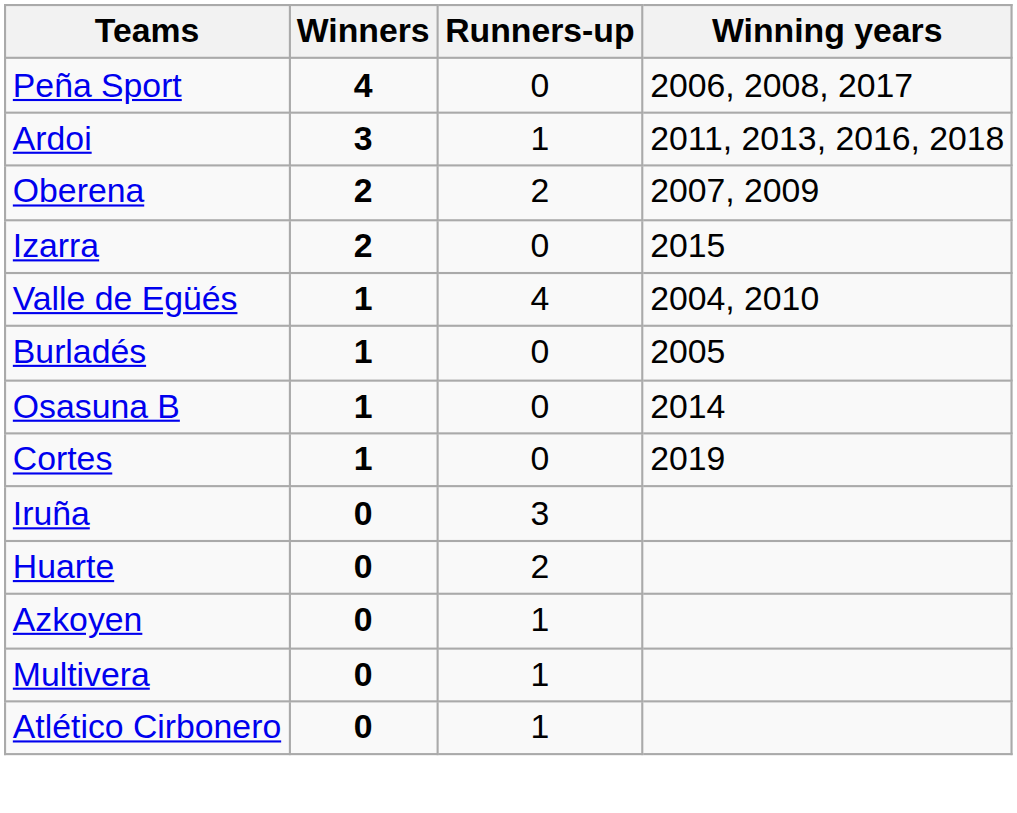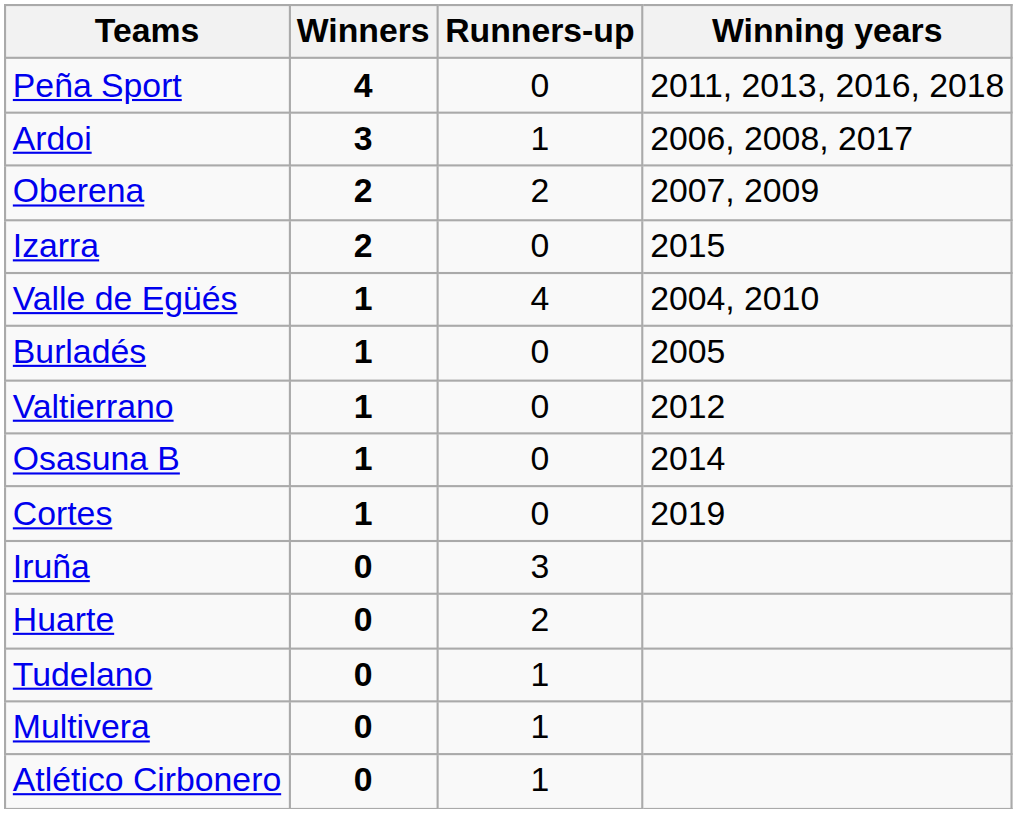(782, 84) 2006, 2008, 2017 -> (827, 84) 2011, 2013, 2016, 2018
(827, 138) 2011, 2013, 2016, 2018 -> (782, 138) 2006, 2008, 2017
+ row: (93, 406)
- row: (78, 620)
+ row: (83, 673)
